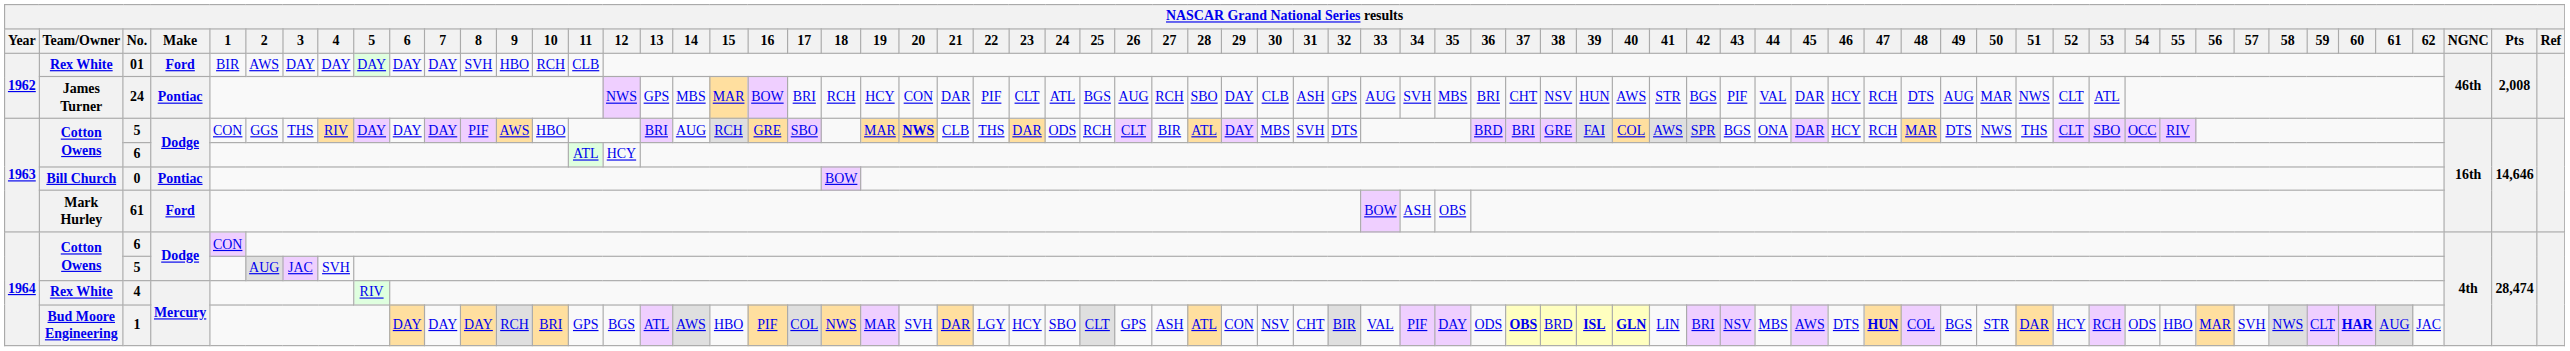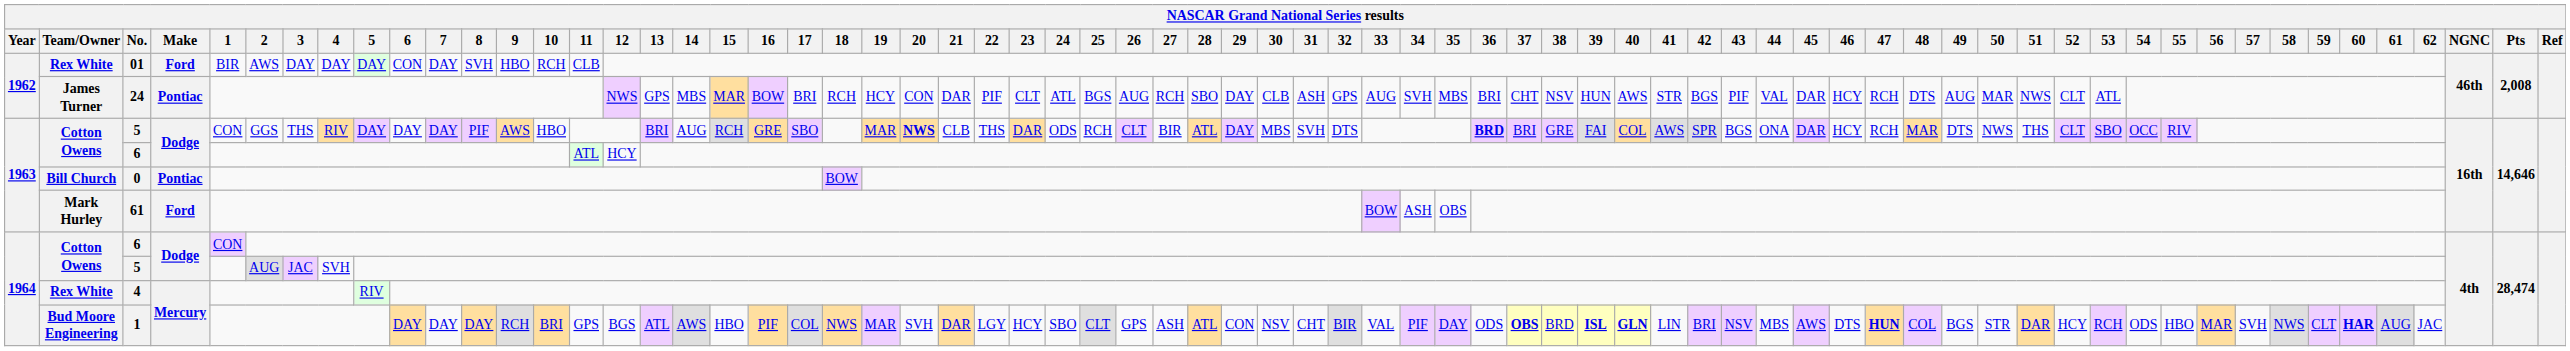(407, 64) DAY -> (407, 64) CON
(1488, 130) normal -> (1489, 130) bold
